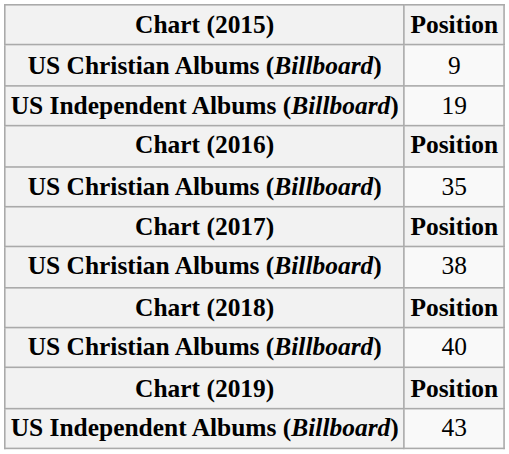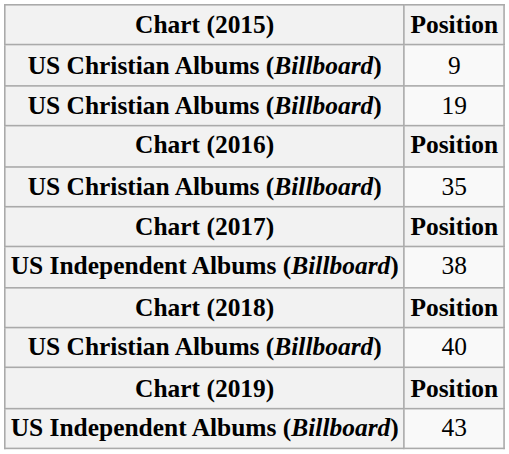(205, 105) US Independent Albums (Billboard) -> (205, 105) US Christian Albums (Billboard)
(205, 266) US Christian Albums (Billboard) -> (205, 266) US Independent Albums (Billboard)
